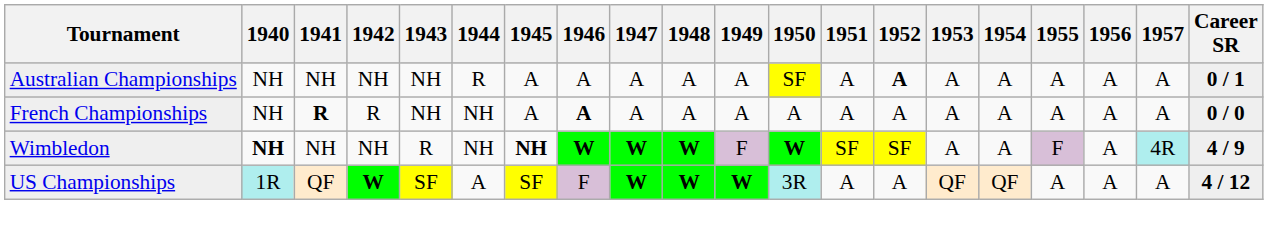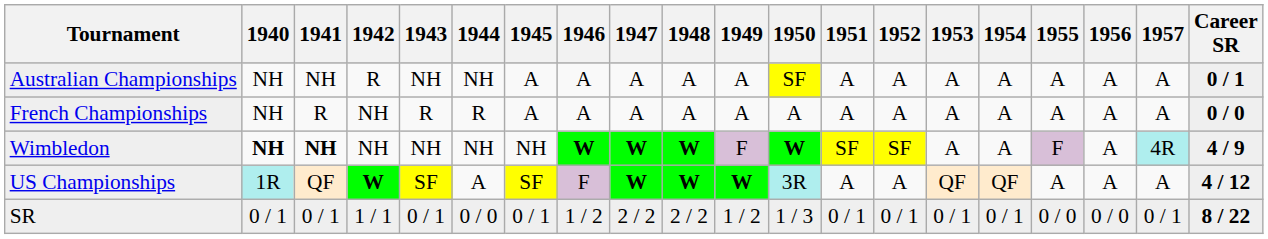(373, 79) NH -> (373, 79) R
(479, 79) R -> (479, 79) NH
(900, 79) bold -> (900, 79) normal
(321, 113) bold -> (321, 113) normal
(373, 113) R -> (373, 113) NH
(426, 113) NH -> (426, 113) R
(479, 113) NH -> (479, 113) R
(584, 113) bold -> (584, 113) normal
(321, 147) normal -> (321, 147) bold
(426, 147) R -> (426, 147) NH
(531, 147) bold -> (531, 147) normal
+ row: (23, 216)
